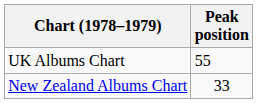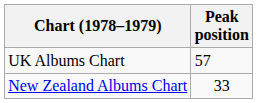(203, 60) 55 -> (203, 60) 57
